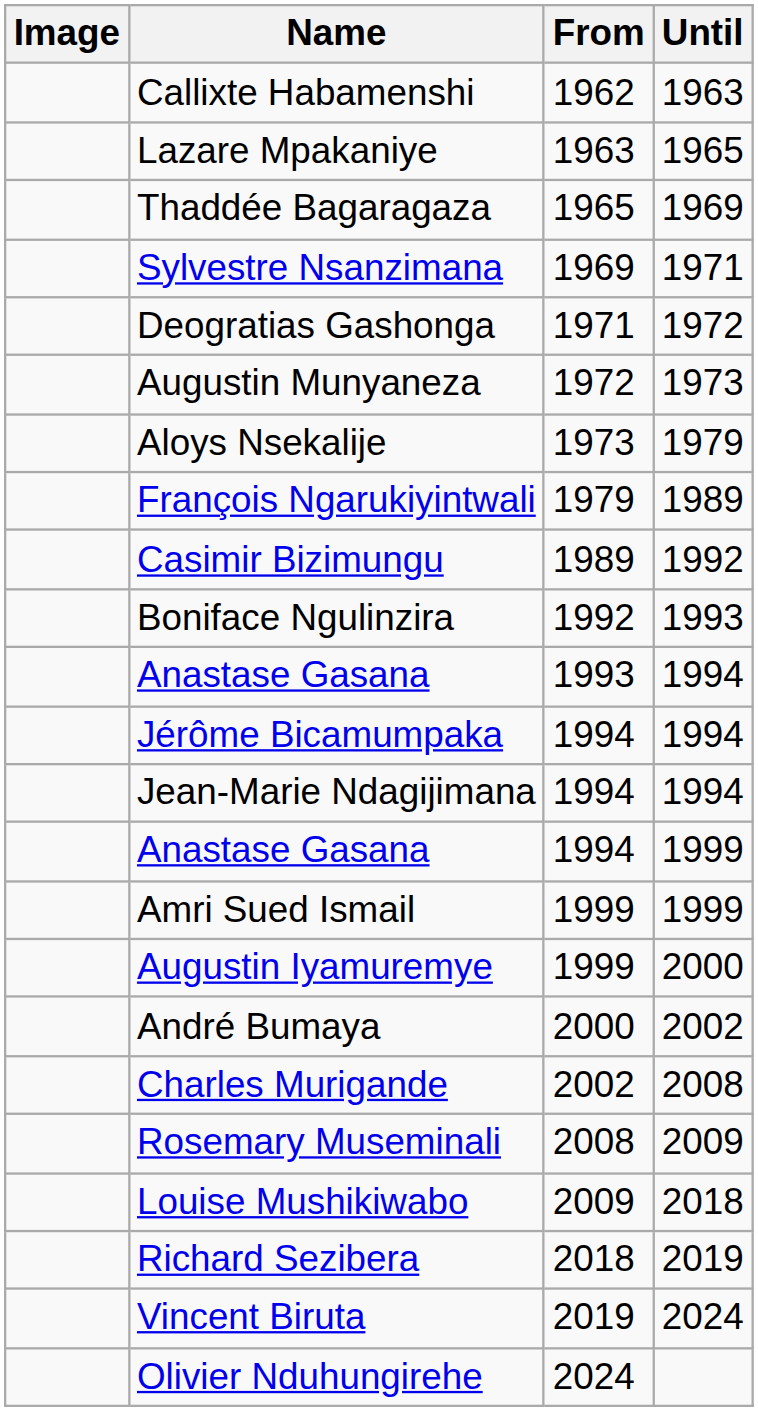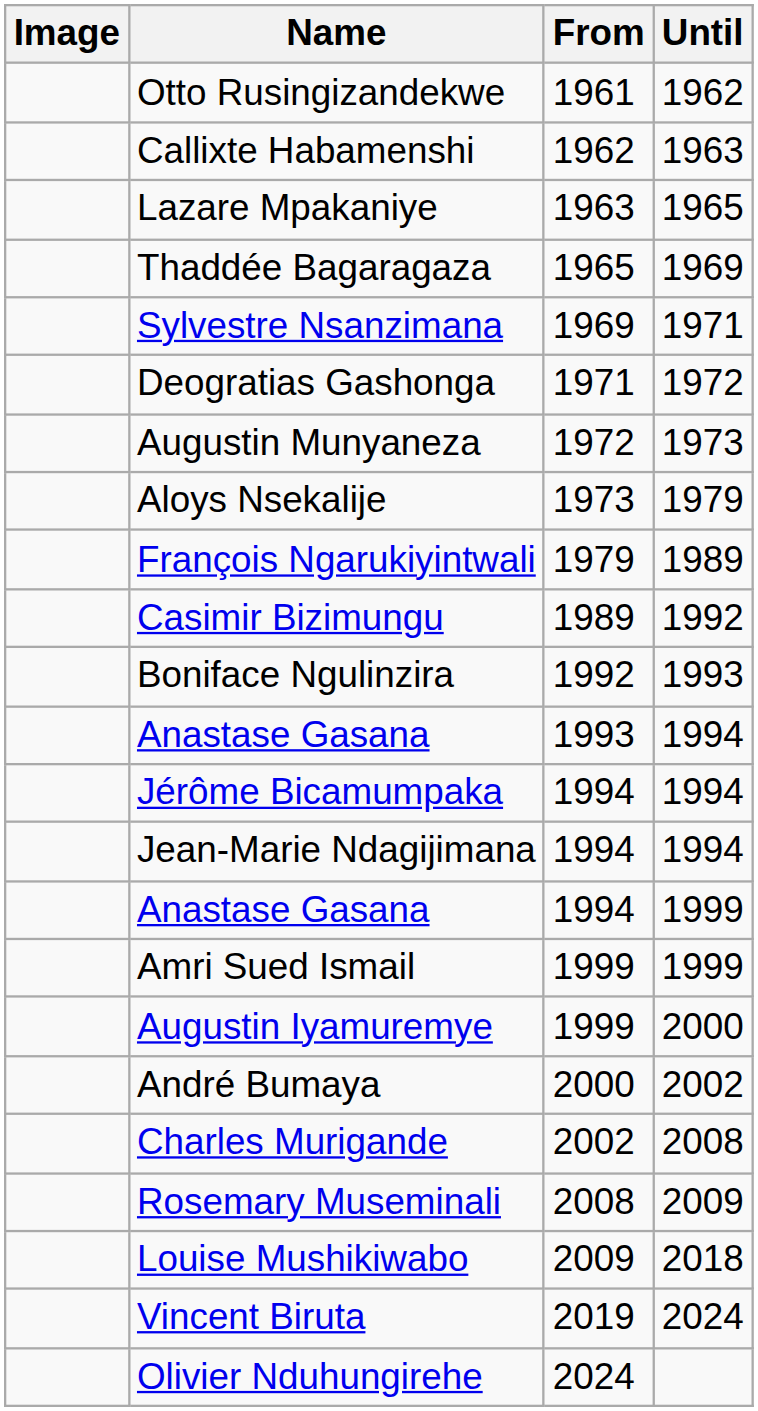+ row: (321, 92)
- row: (278, 1259)
